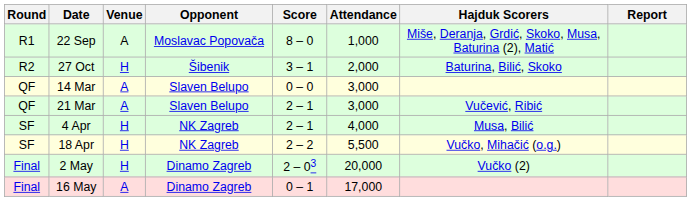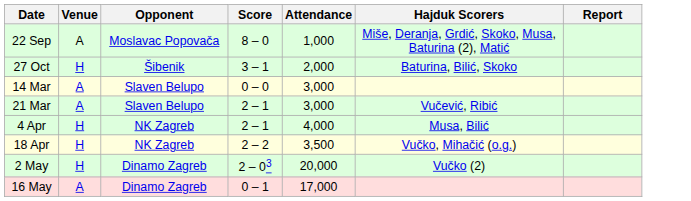- column: (27, 14)
(363, 145) 5,500 -> (319, 145) 3,500
